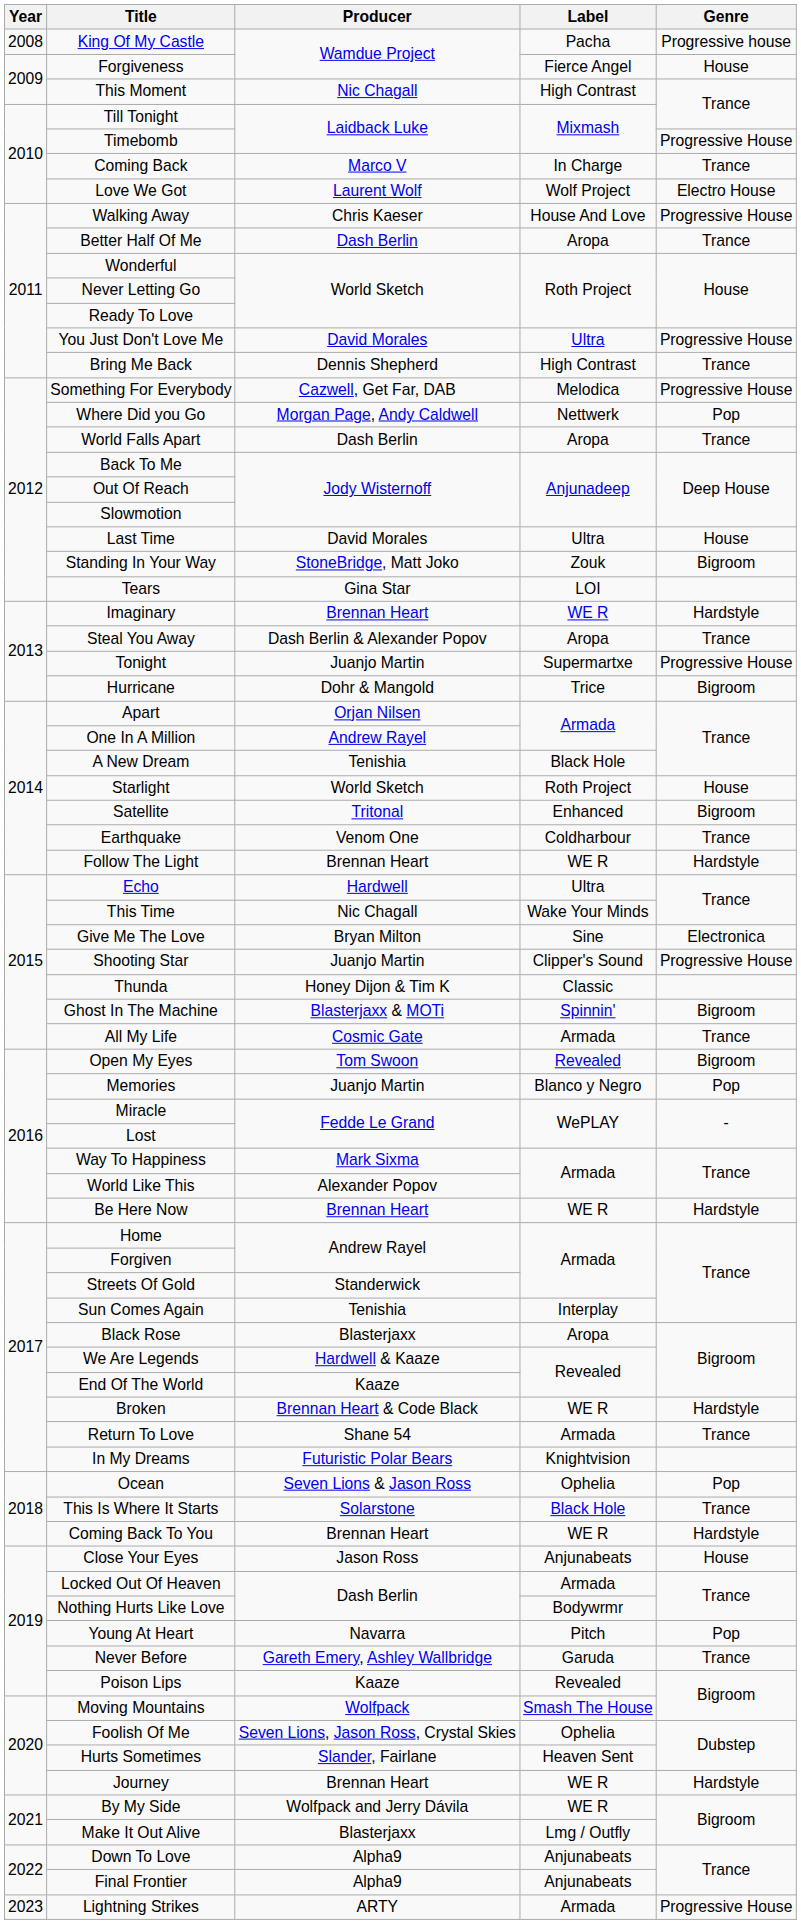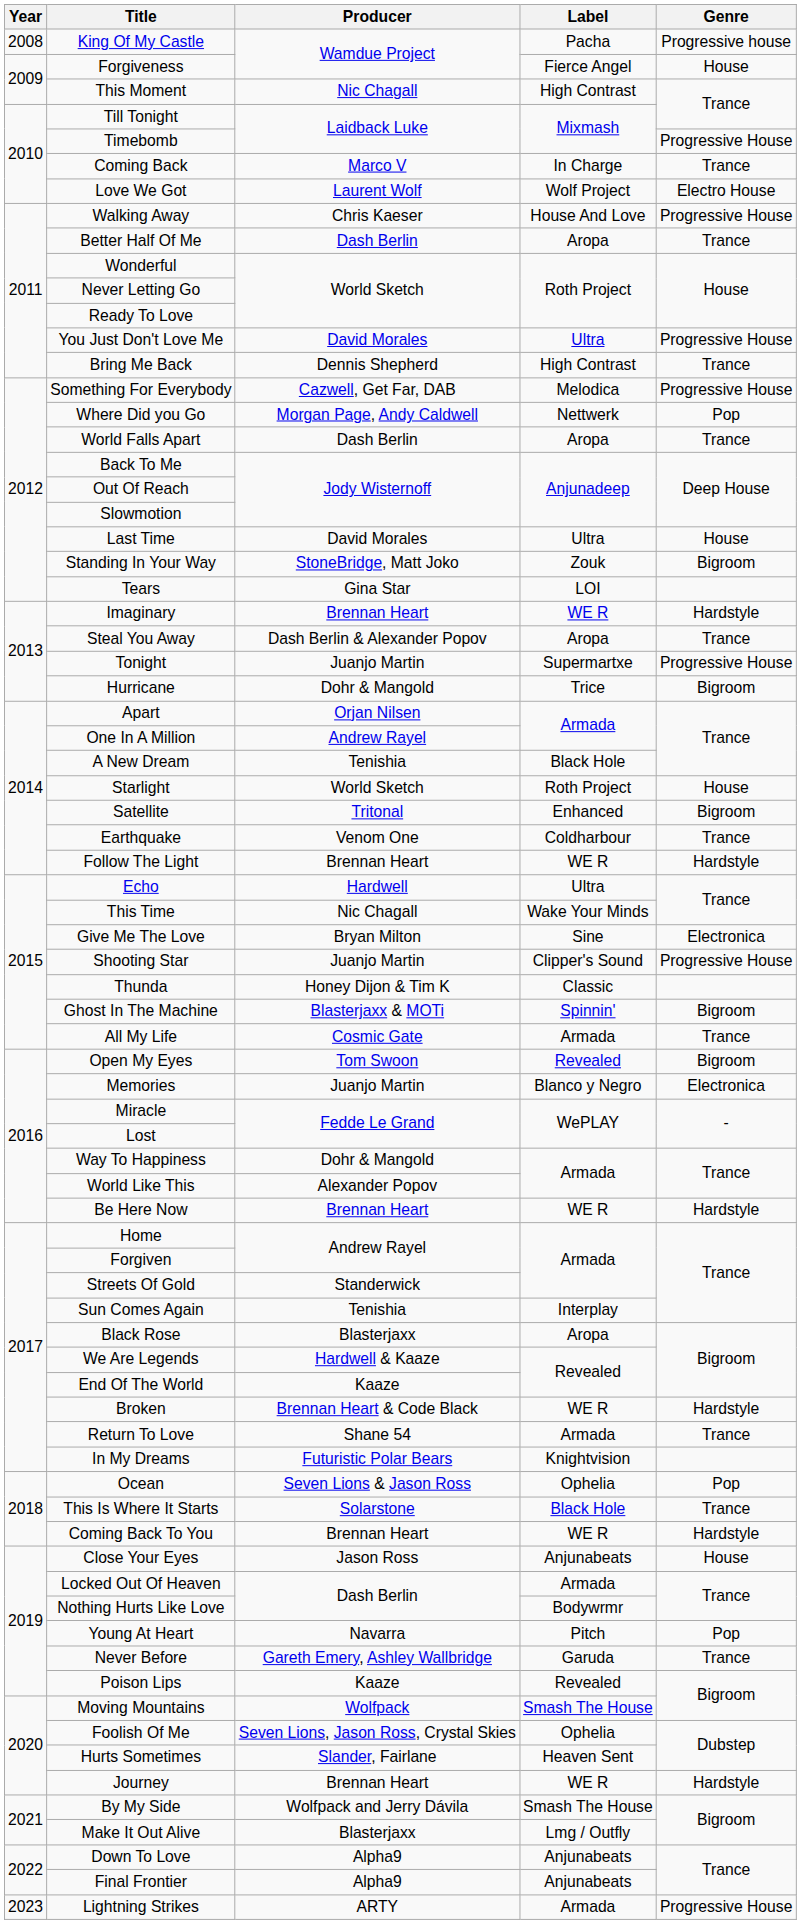(726, 1086) Pop -> (726, 1086) Electronica
(377, 1160) Mark Sixma -> (377, 1160) Dohr & Mangold
(588, 1807) WE R -> (588, 1807) Smash The House
